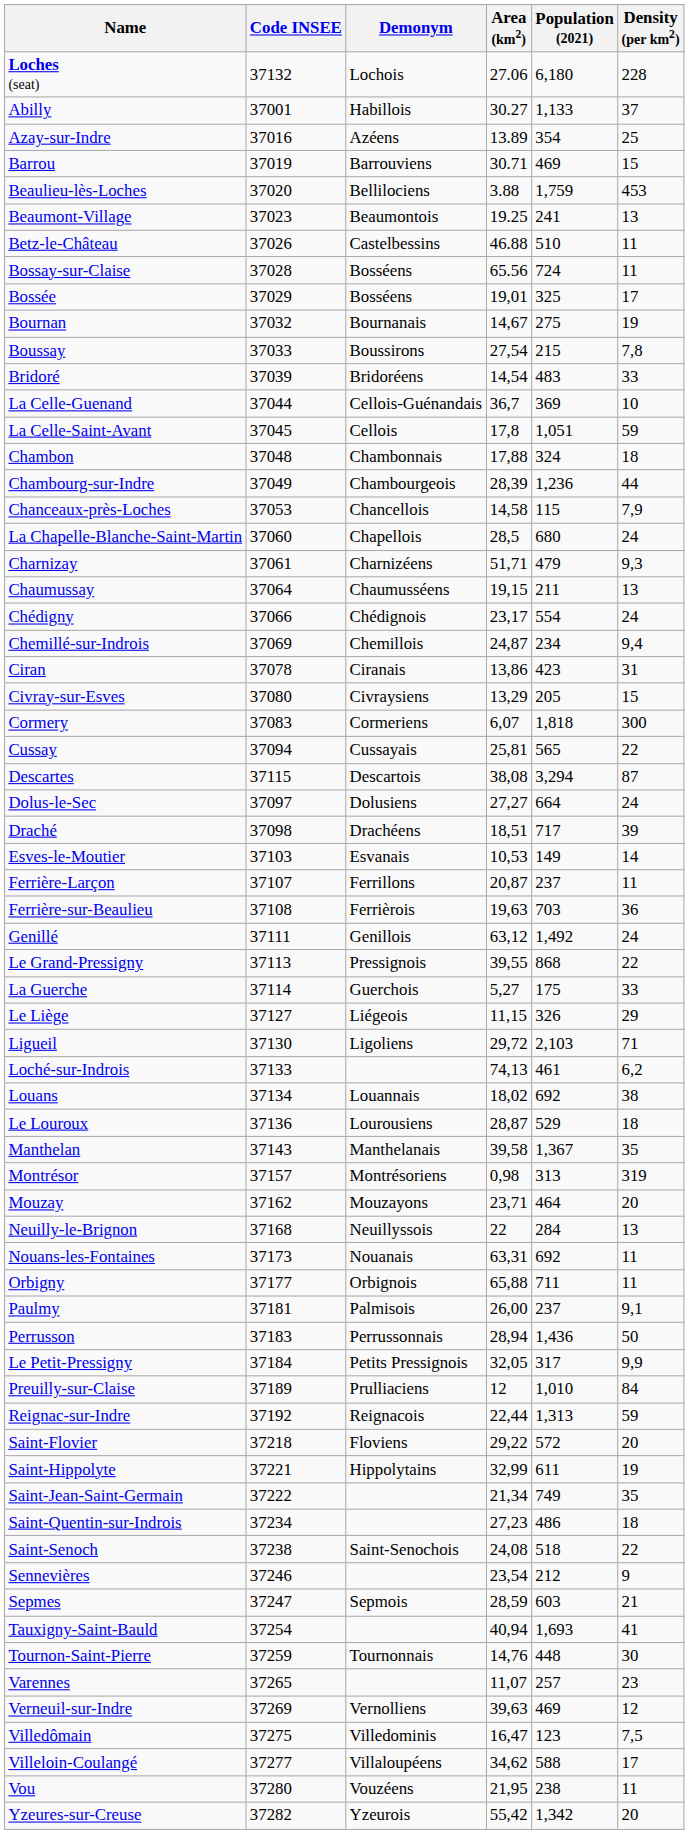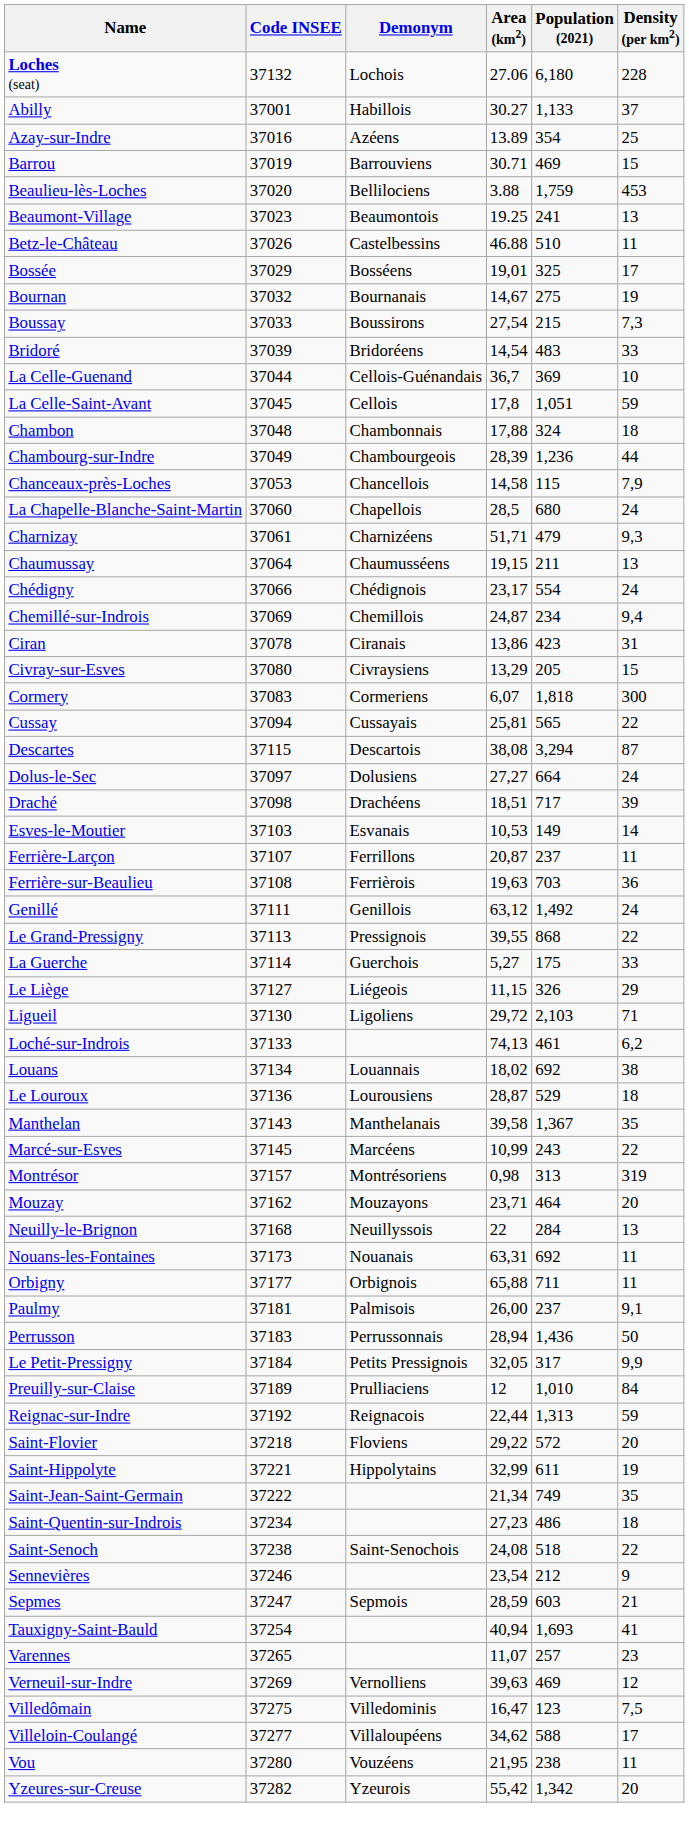- row: (69, 270)
(632, 350) 7,8 -> (632, 323) 7,3
+ row: (65, 1149)
- row: (80, 1655)
